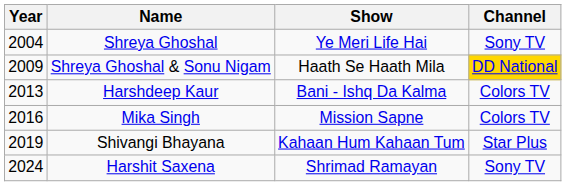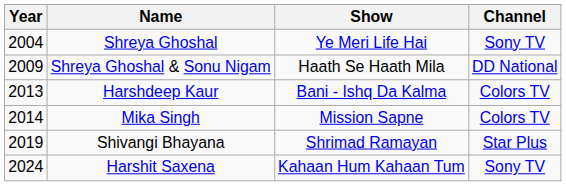(515, 67) gold background -> (515, 67) no background
(26, 117) 2016 -> (26, 117) 2014
(371, 142) Kahaan Hum Kahaan Tum -> (371, 142) Shrimad Ramayan
(371, 167) Shrimad Ramayan -> (371, 167) Kahaan Hum Kahaan Tum
